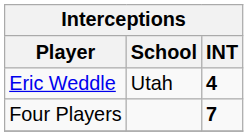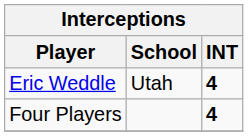(212, 114) 7 -> (212, 114) 4
